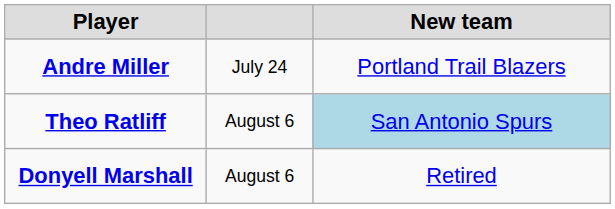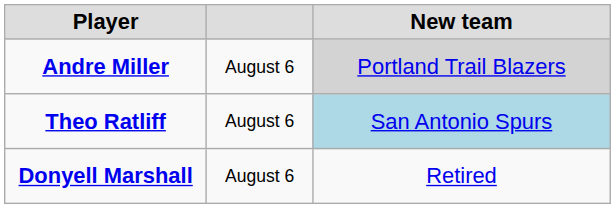(260, 67) July 24 -> (260, 67) August 6
(461, 66) no background -> (461, 66) lightgrey background
